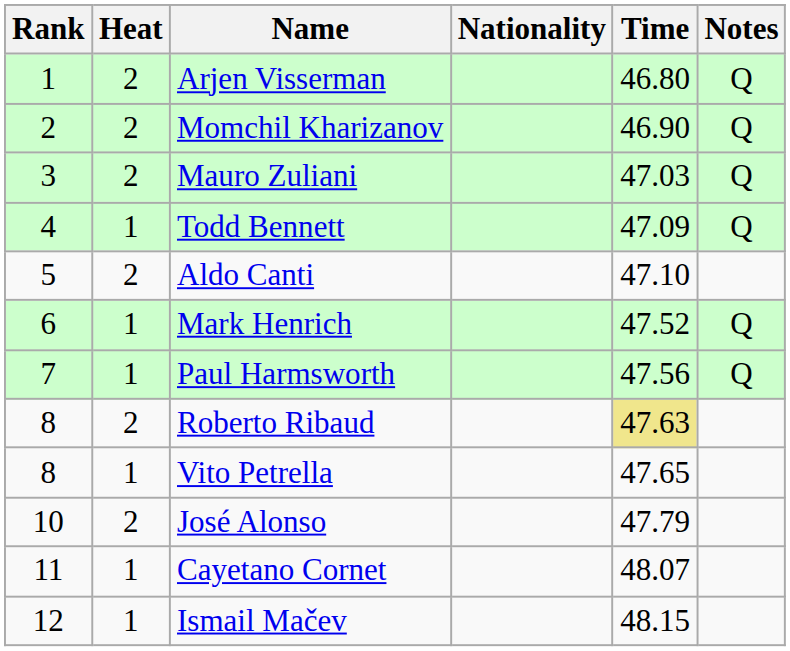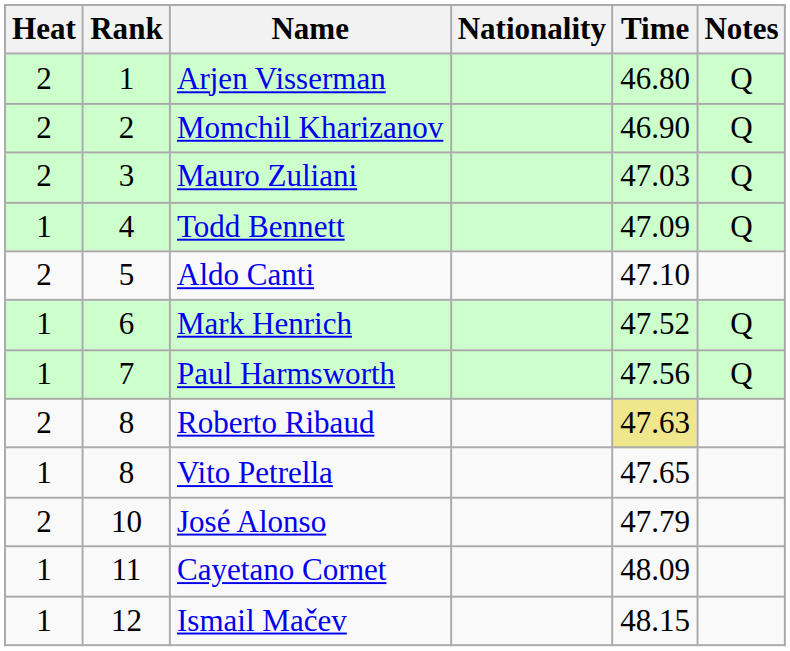columns swapped: (48, 29) <-> (131, 29)
(655, 570) 48.07 -> (655, 570) 48.09
